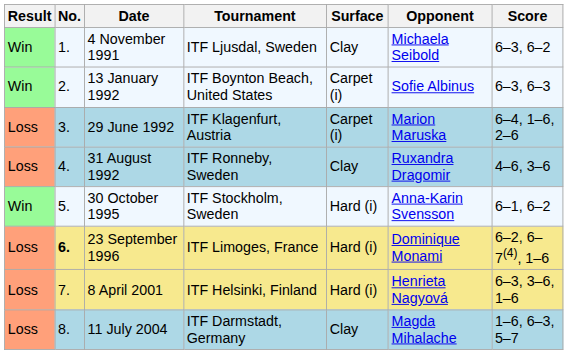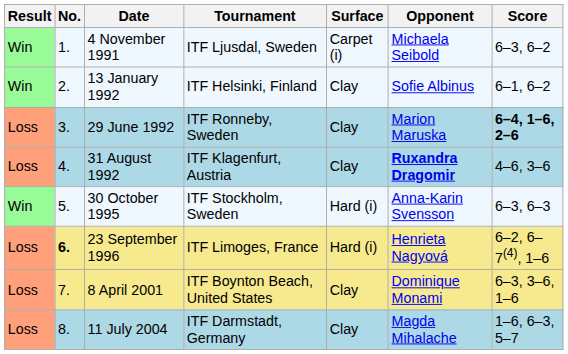(344, 47) Clay -> (351, 47) Carpet (i)
(250, 86) ITF Boynton Beach, United States -> (252, 86) ITF Helsinki, Finland
(351, 86) Carpet (i) -> (344, 86) Clay
(523, 86) 6–3, 6–3 -> (523, 86) 6–1, 6–2
(234, 126) ITF Klagenfurt, Austria -> (229, 126) ITF Ronneby, Sweden
(351, 126) Carpet (i) -> (344, 126) Clay
(525, 126) normal -> (525, 126) bold
(229, 166) ITF Ronneby, Sweden -> (234, 166) ITF Klagenfurt, Austria
(423, 166) normal -> (424, 166) bold
(523, 205) 6–1, 6–2 -> (523, 205) 6–3, 6–3
(426, 247) Dominique Monami -> (420, 247) Henrieta Nagyová
(252, 289) ITF Helsinki, Finland -> (250, 289) ITF Boynton Beach, United States
(353, 289) Hard (i) -> (344, 289) Clay
(420, 289) Henrieta Nagyová -> (426, 289) Dominique Monami
